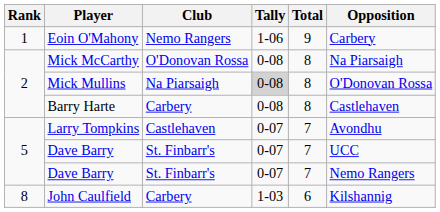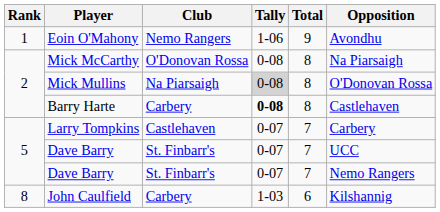(353, 38) Carbery -> (356, 38) Avondhu
(270, 106) normal -> (270, 106) bold
(356, 128) Avondhu -> (353, 128) Carbery
